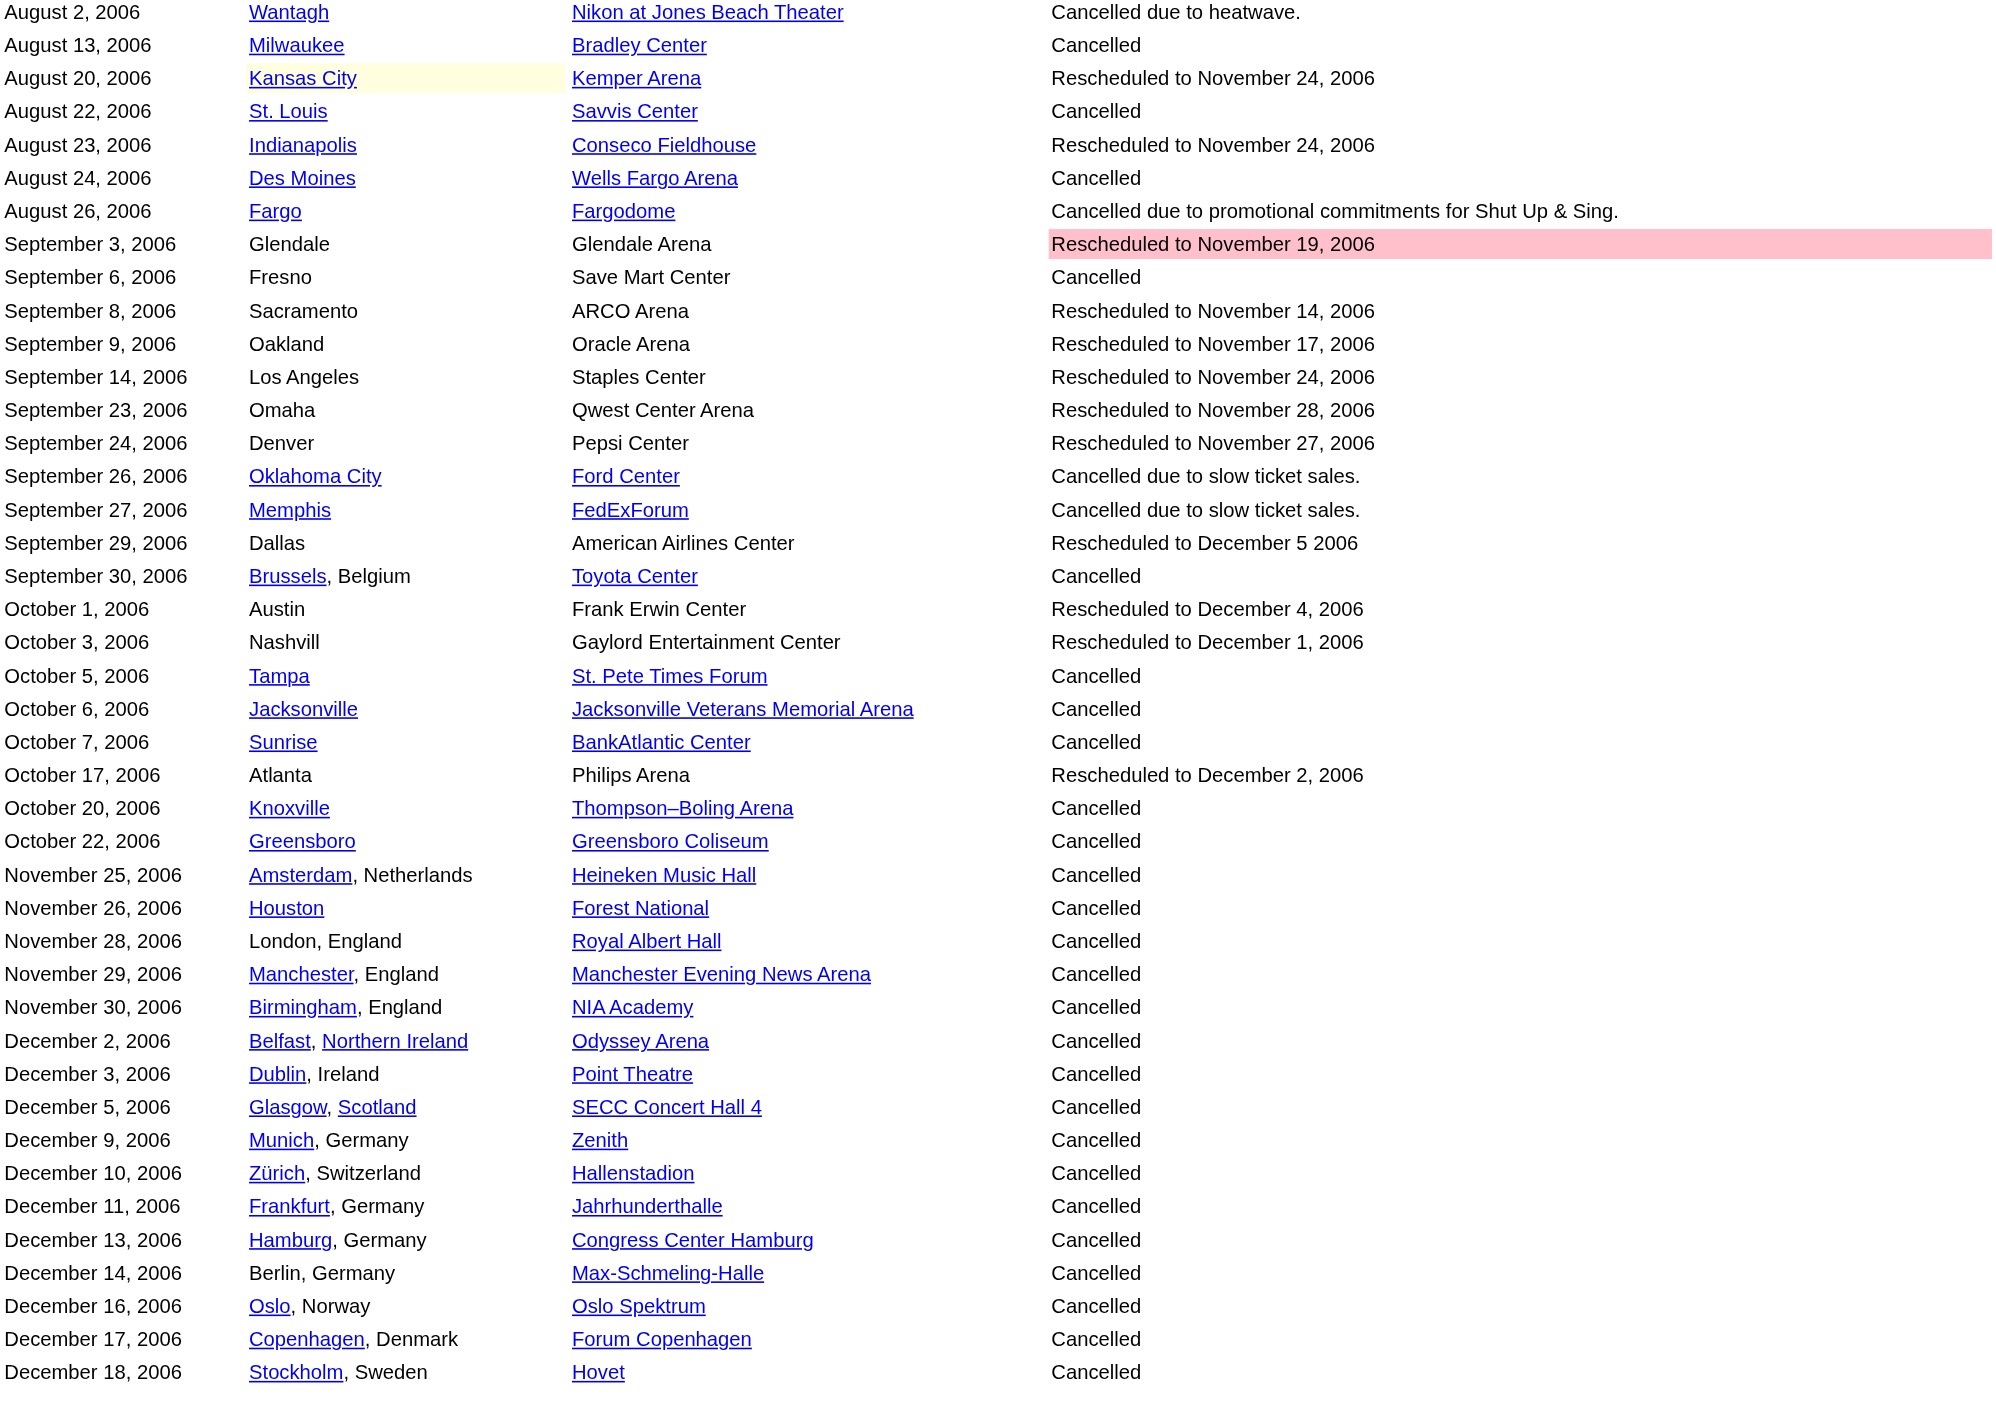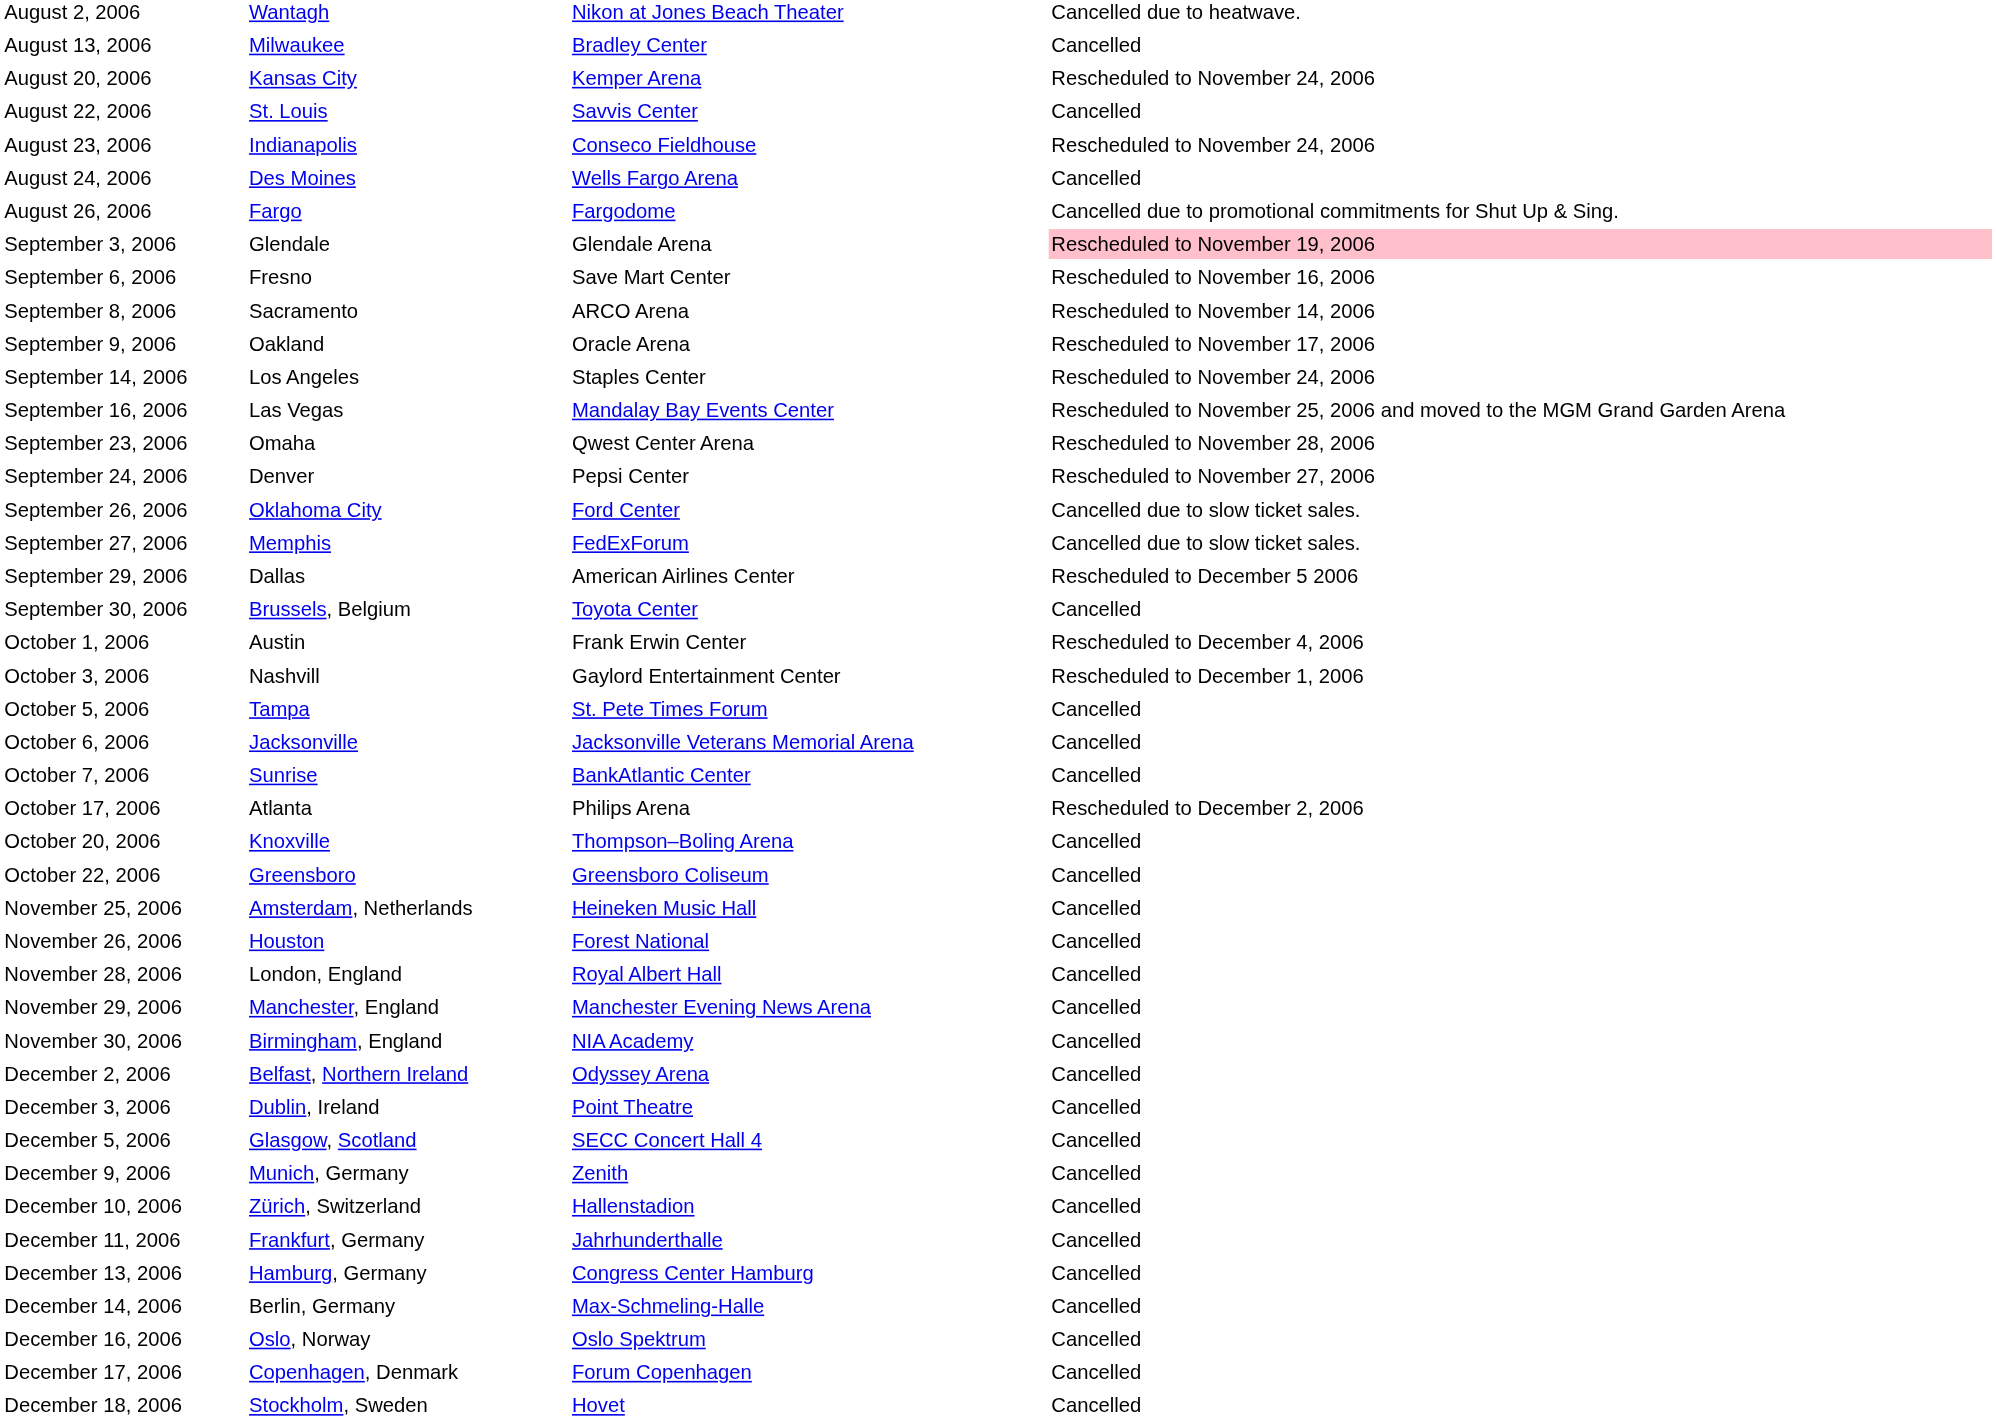(303, 78) lightyellow background -> (303, 78) no background
(1096, 277) Cancelled -> (1213, 277) Rescheduled to November 16, 2006
+ row: (96, 410)
